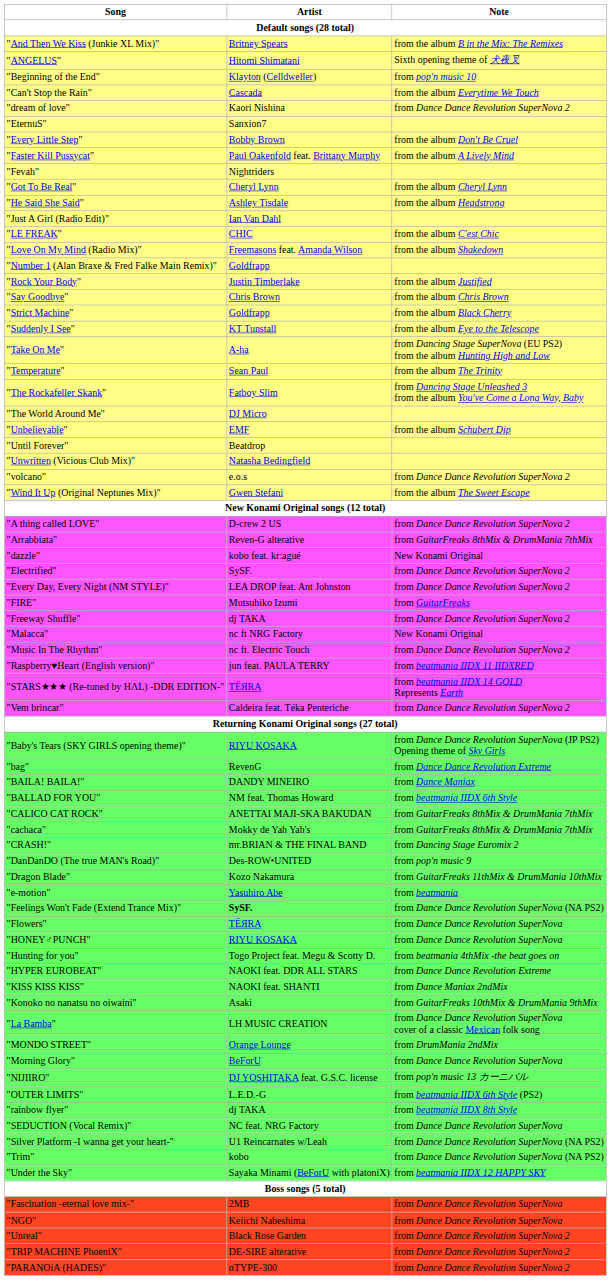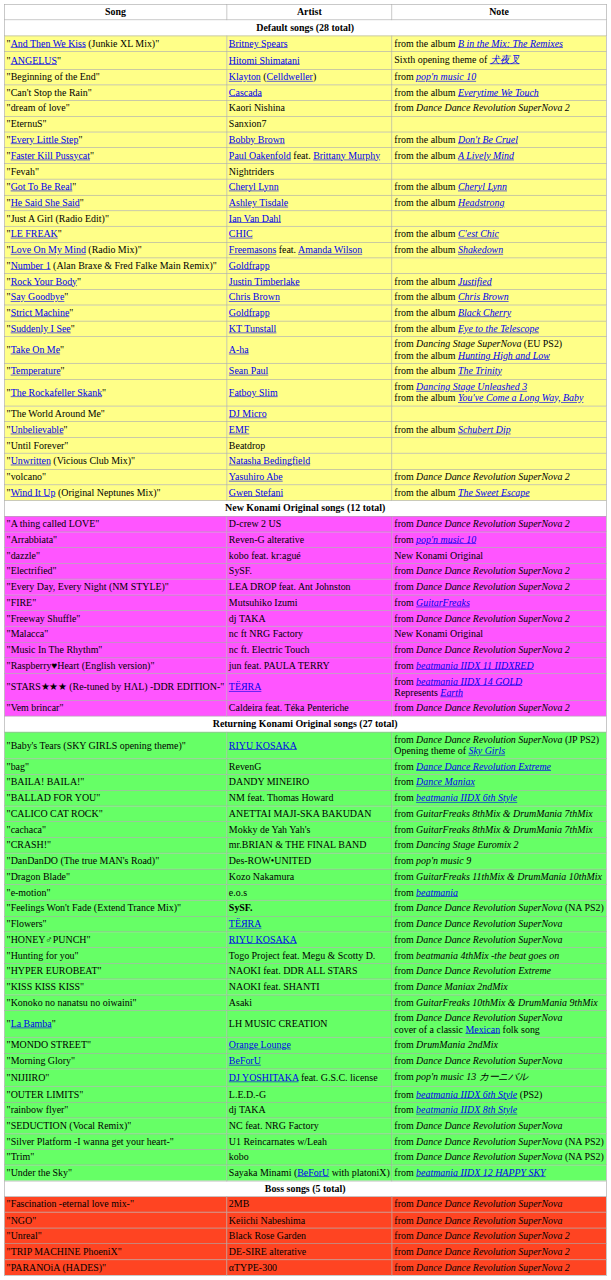(238, 477) e.o.s -> (256, 477) Yasuhiro Abe
(493, 539) from GuitarFreaks 8thMix & DrumMania 7thMix -> (435, 539) from pop'n music 10
(256, 892) Yasuhiro Abe -> (238, 892) e.o.s
